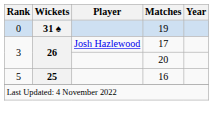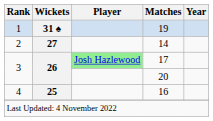(18, 28) 0 -> (18, 28) 1
+ row: (163, 44)
(107, 44) no background -> (107, 60) lightgreen background
(18, 76) 5 -> (18, 92) 4
